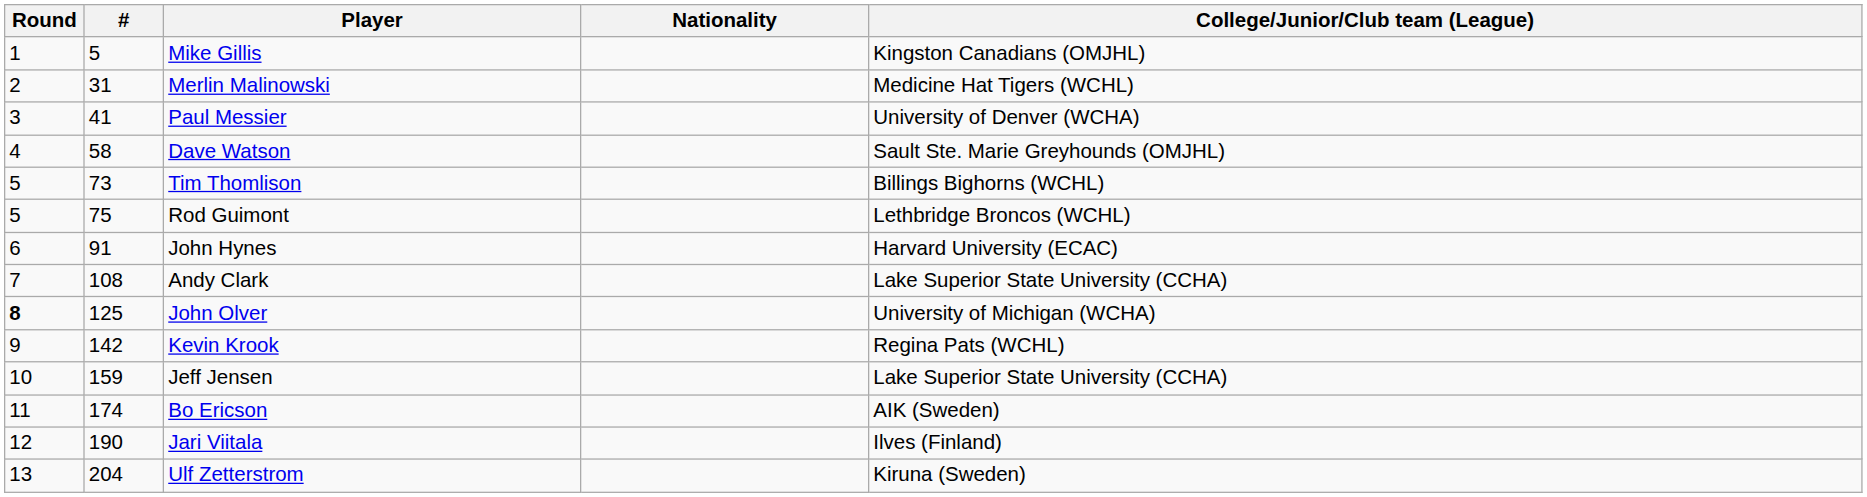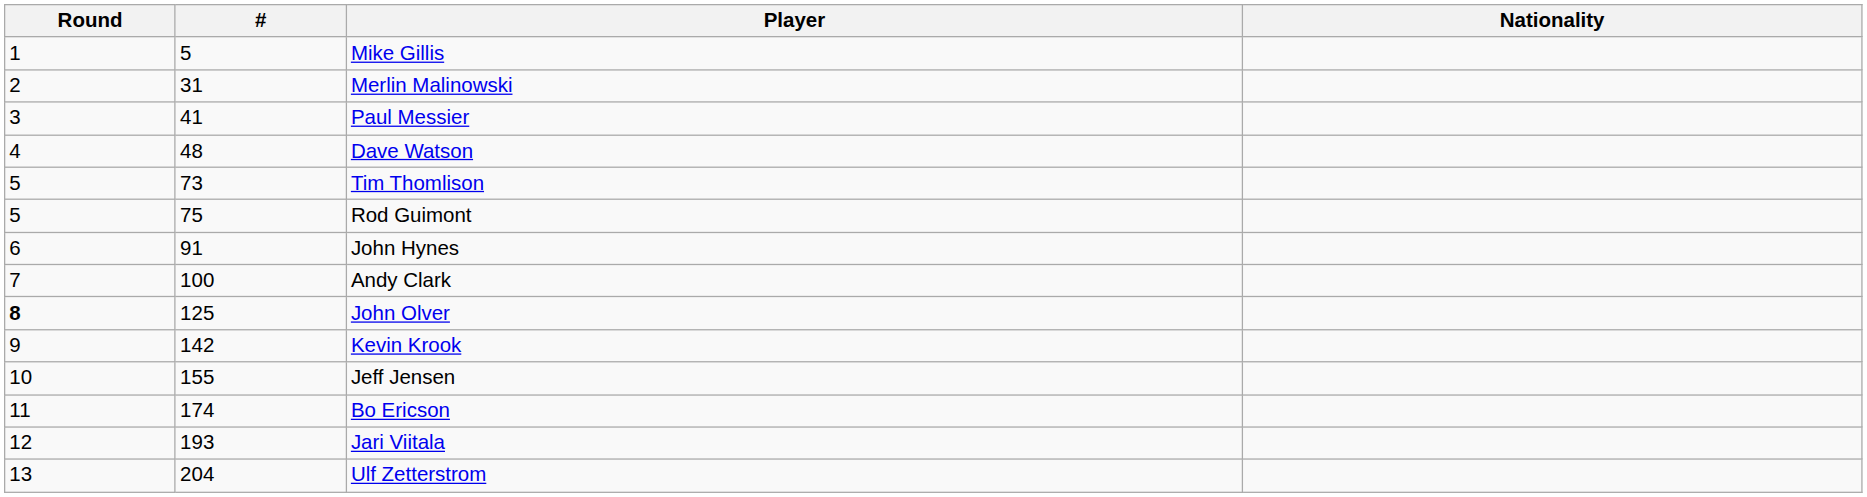- column: (1365, 20)
(100, 150) 58 -> (192, 150) 48
(106, 280) 108 -> (197, 280) 100
(106, 378) 159 -> (197, 378) 155
(106, 442) 190 -> (197, 442) 193
